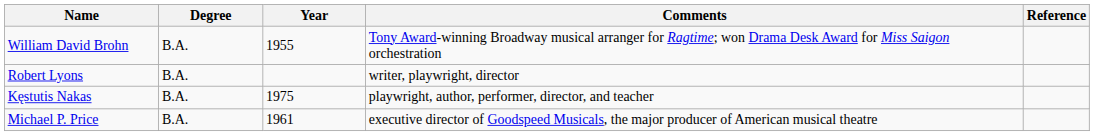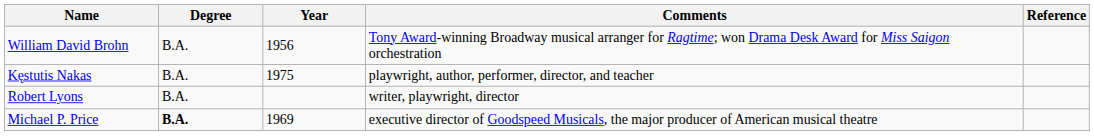(280, 45) 1955 -> (280, 45) 1956
rows swapped: (45, 75) <-> (50, 97)
(175, 119) normal -> (175, 119) bold
(280, 119) 1961 -> (280, 119) 1969
